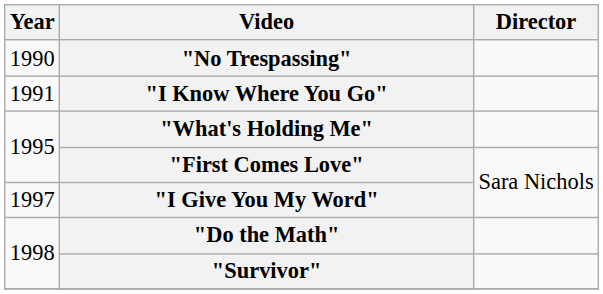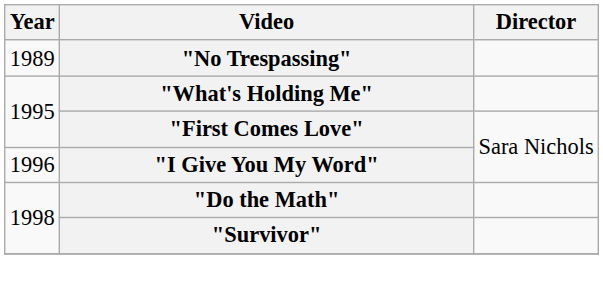(32, 57) 1990 -> (32, 57) 1989
- row: (267, 93)
(32, 199) 1997 -> (32, 164) 1996
